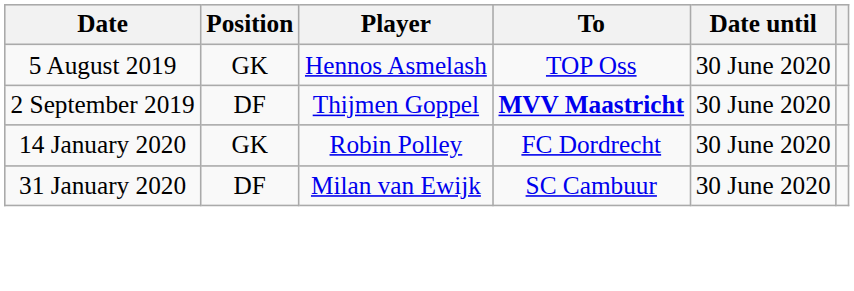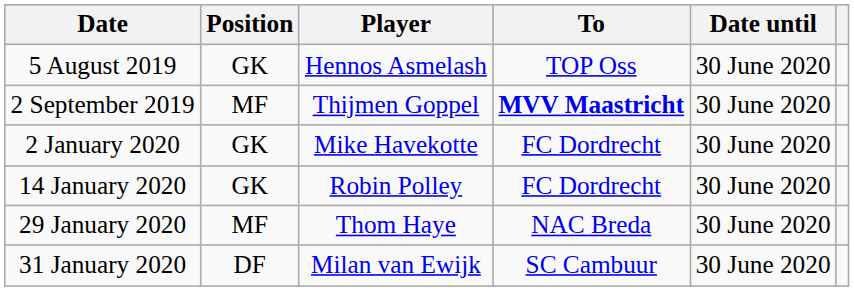(250, 104) DF -> (250, 104) MF
+ row: (103, 144)
+ row: (103, 225)
